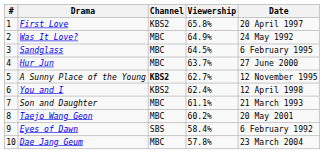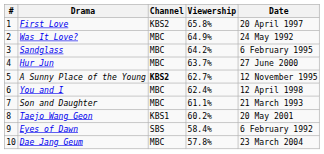(200, 50) 64.5% -> (200, 50) 64.2%
(159, 90) KBS2 -> (157, 90) MBC
(157, 116) MBC -> (159, 116) KBS1
